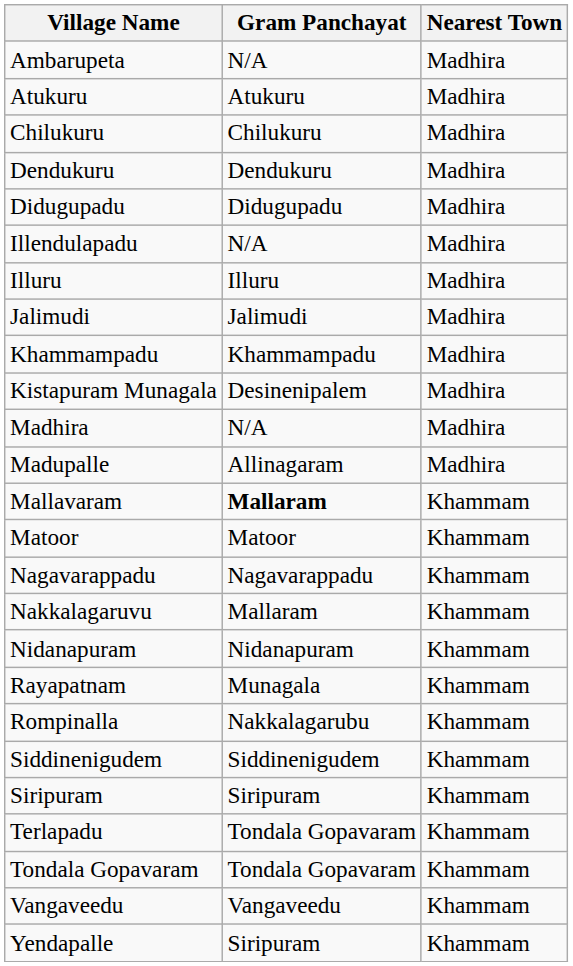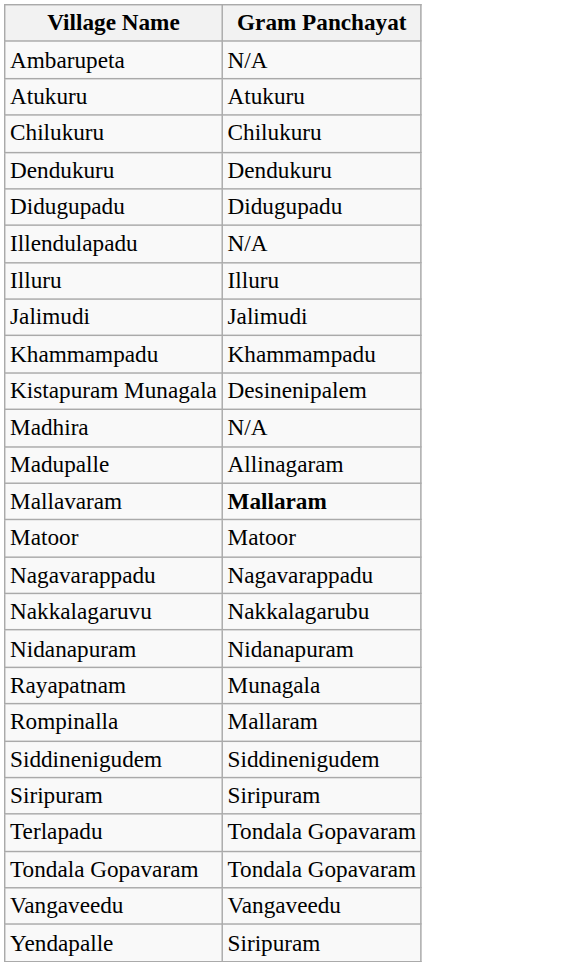- column: (494, 22)
(273, 611) Mallaram -> (298, 611) Nakkalagarubu
(298, 721) Nakkalagarubu -> (273, 721) Mallaram
